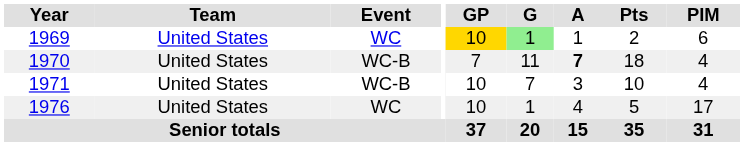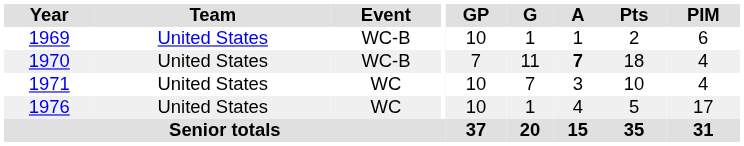(386, 38) WC -> (386, 38) WC-B
(476, 38) gold background -> (476, 38) no background
(530, 38) lightgreen background -> (530, 38) no background
(386, 84) WC-B -> (386, 84) WC
